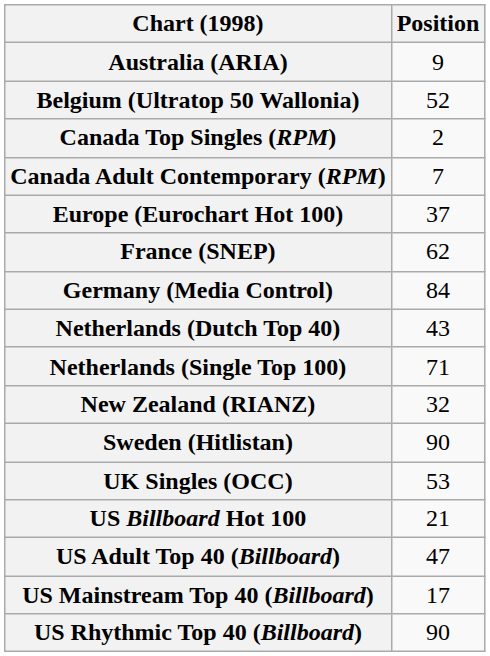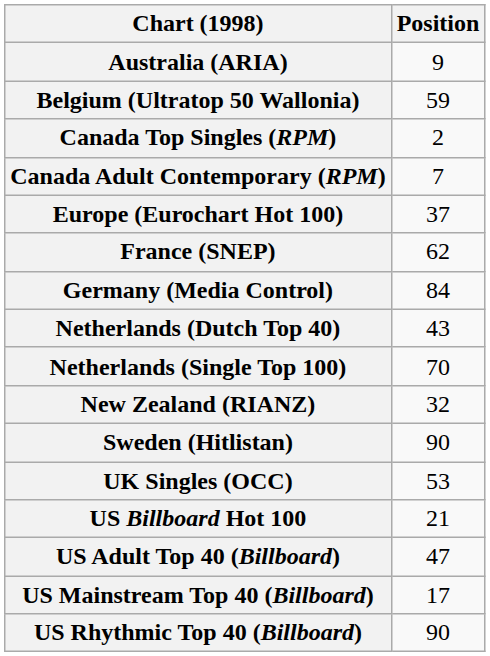(438, 99) 52 -> (438, 99) 59
(438, 366) 71 -> (438, 366) 70
